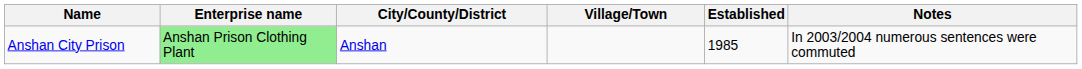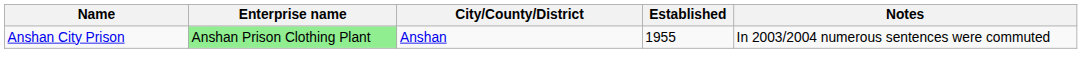- column: (626, 15)
(723, 44) 1985 -> (661, 37) 1955
